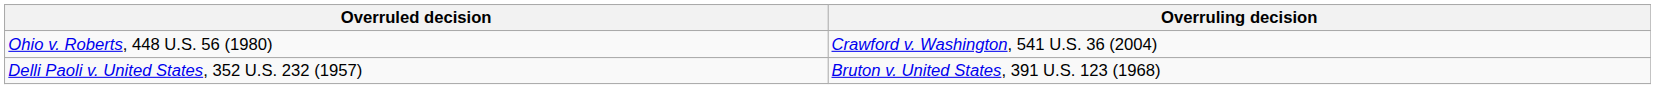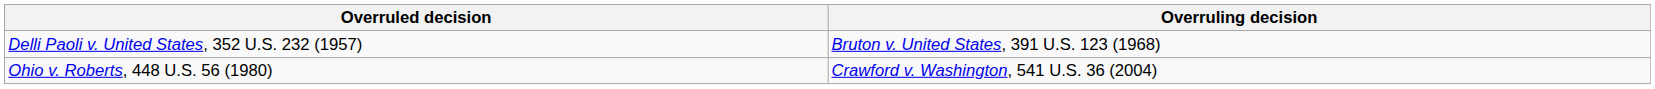rows swapped: (185, 70) <-> (140, 44)
